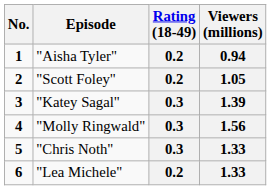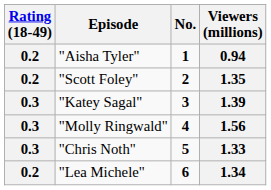columns swapped: (19, 24) <-> (174, 24)
(233, 79) 1.05 -> (233, 79) 1.35
(233, 172) 1.33 -> (233, 172) 1.34
